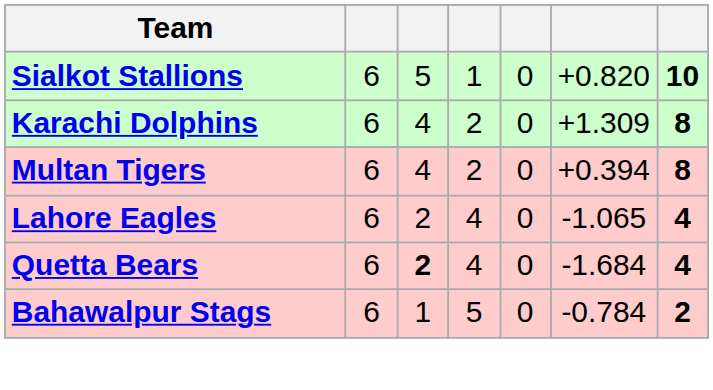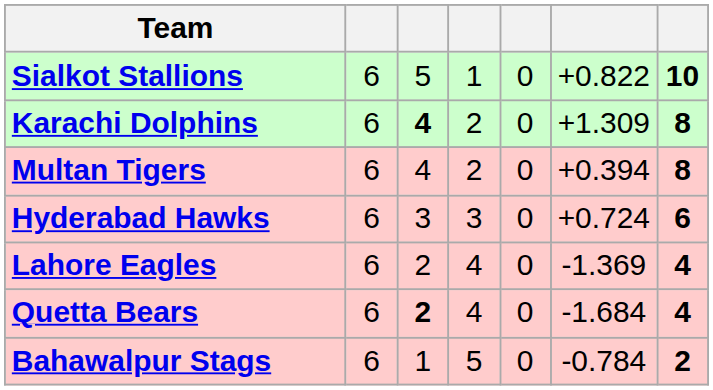(604, 75) +0.820 -> (604, 75) +0.822
(423, 123) normal -> (423, 123) bold
+ row: (141, 218)
(604, 218) -1.065 -> (604, 265) -1.369
